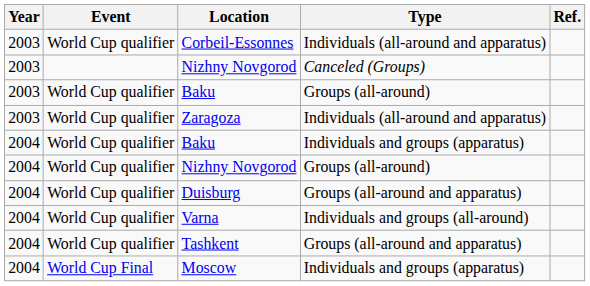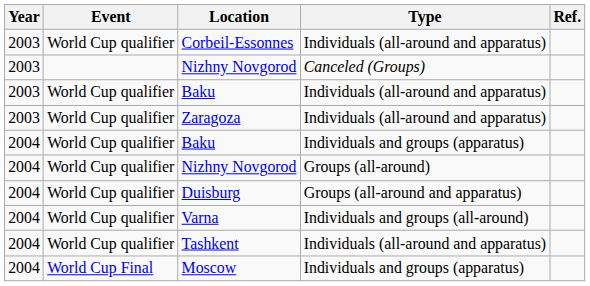(367, 92) Groups (all-around) -> (425, 92) Individuals (all-around and apparatus)
(413, 243) Groups (all-around and apparatus) -> (425, 243) Individuals (all-around and apparatus)
